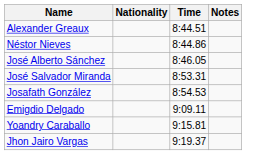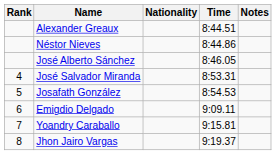+ column: (19, 13)
